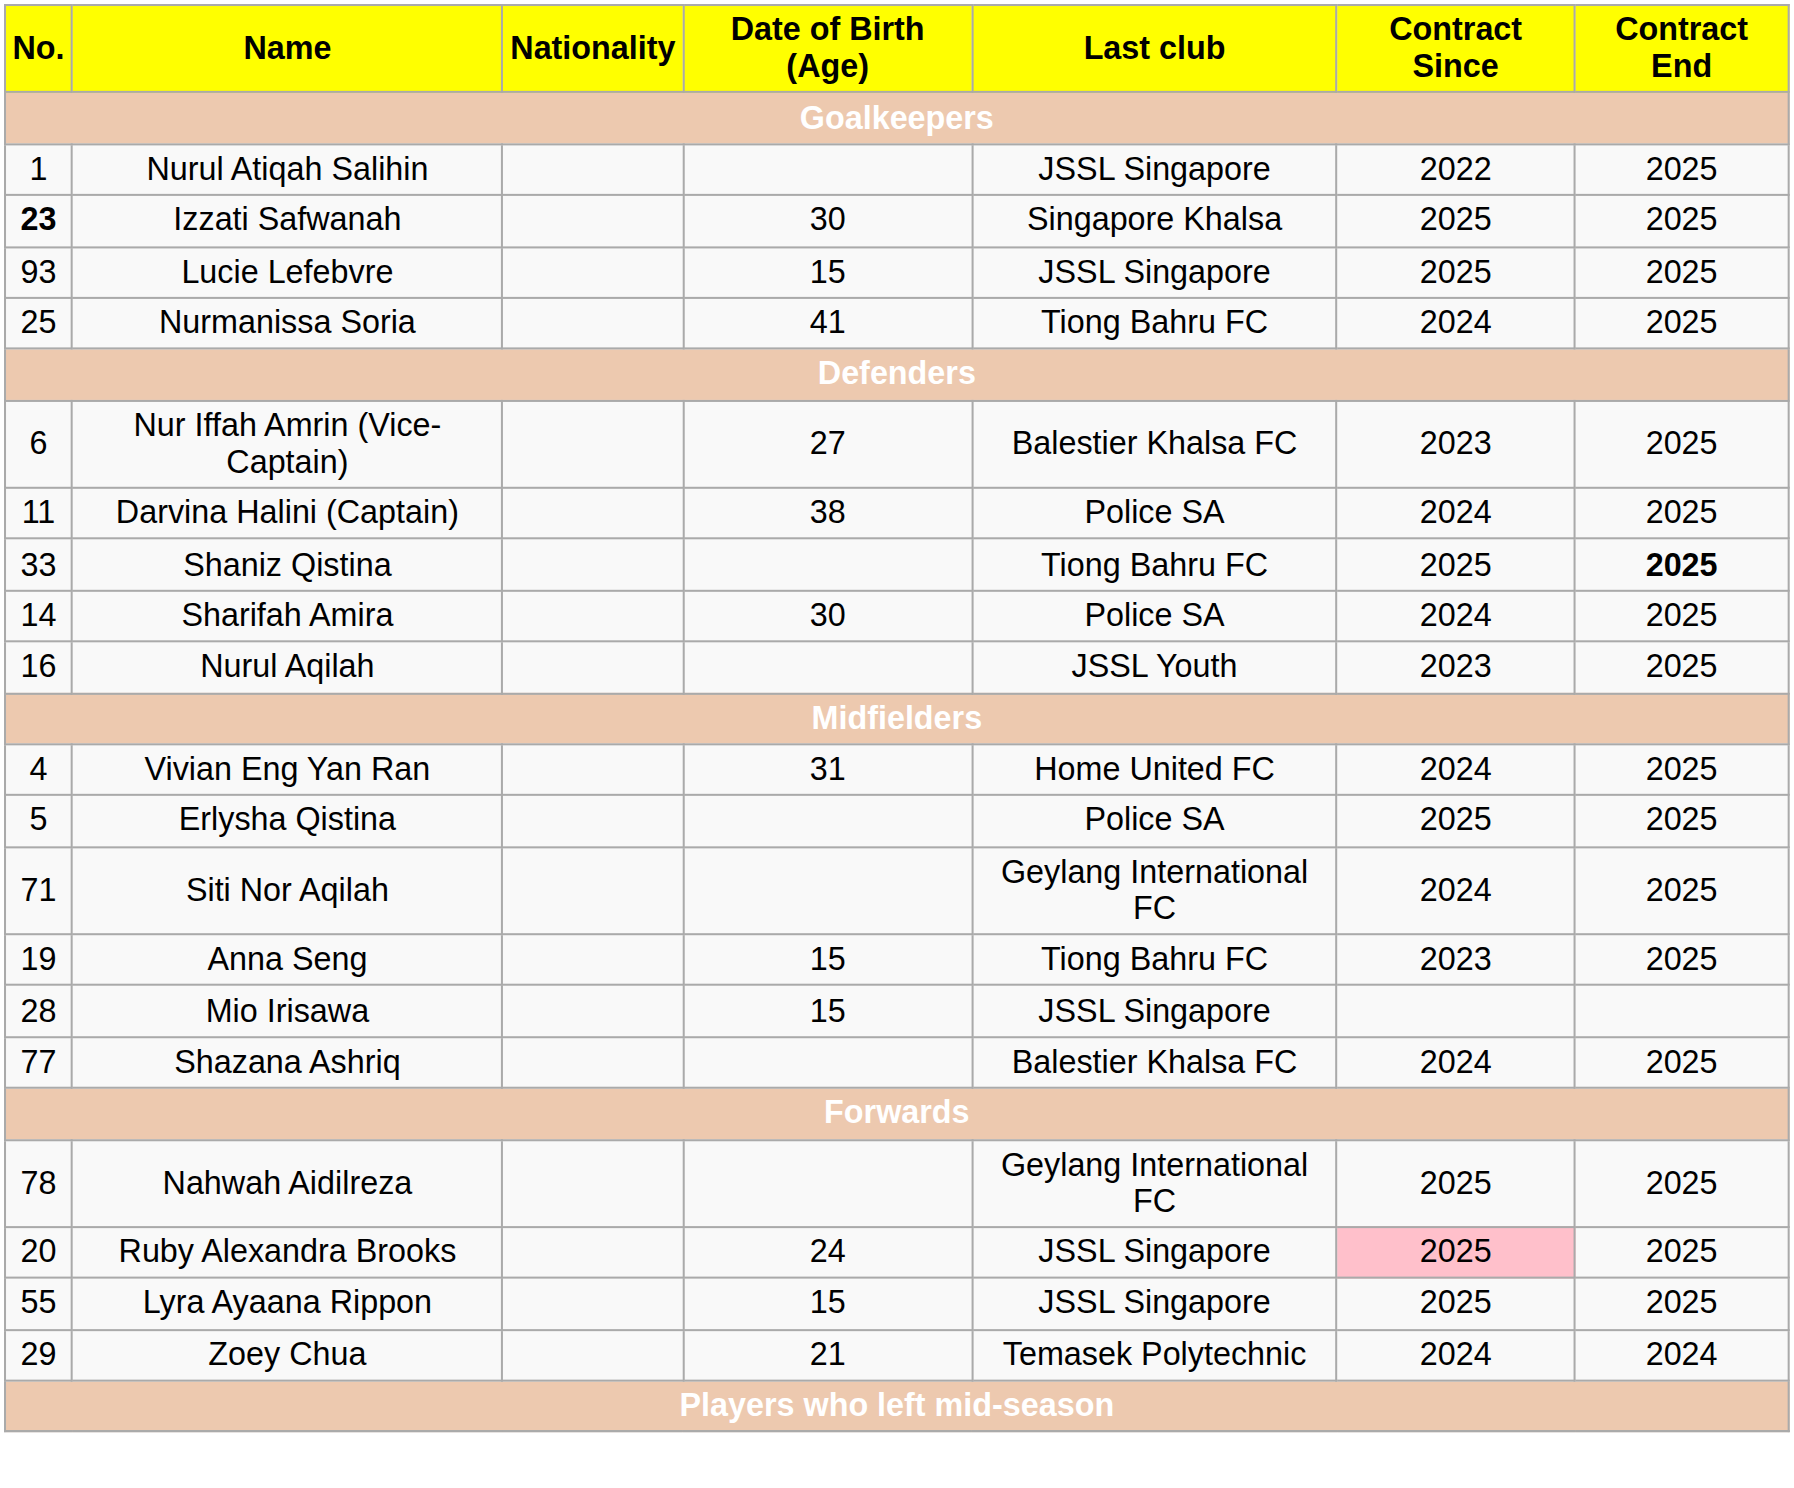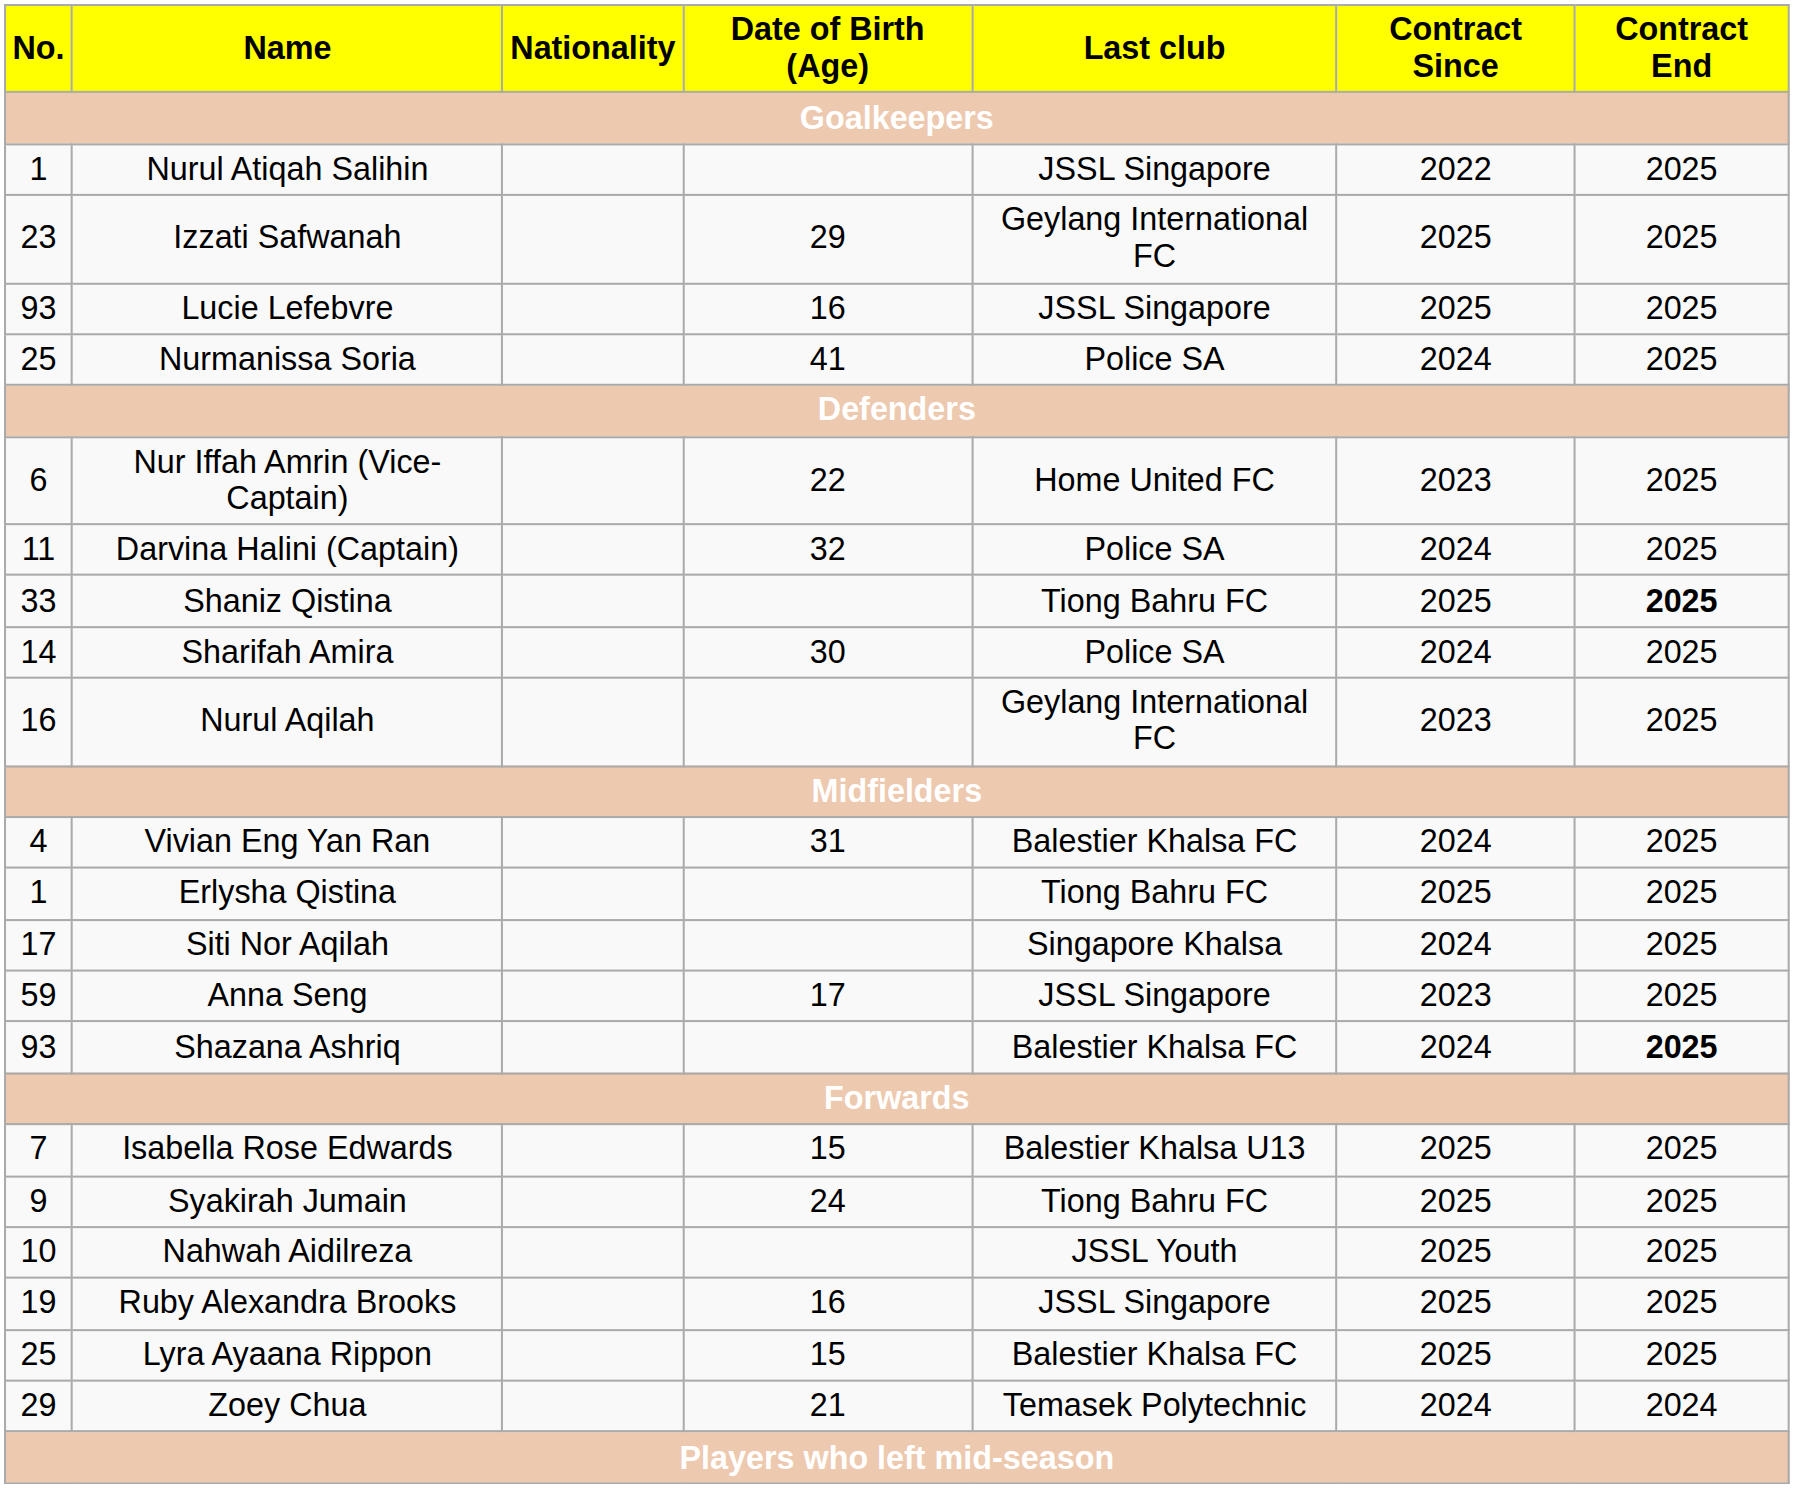(38, 220) bold -> (38, 238) normal
(828, 220) 30 -> (828, 238) 29
(1155, 220) Singapore Khalsa -> (1155, 238) Geylang International FC
(828, 271) 15 -> (828, 307) 16
(1155, 322) Tiong Bahru FC -> (1155, 359) Police SA
(828, 443) 27 -> (828, 479) 22
(1155, 443) Balestier Khalsa FC -> (1155, 479) Home United FC
(828, 512) 38 -> (828, 549) 32
(1155, 666) JSSL Youth -> (1155, 721) Geylang International FC
(1155, 769) Home United FC -> (1155, 841) Balestier Khalsa FC
(38, 820) 5 -> (38, 893) 1
(1155, 820) Police SA -> (1155, 893) Tiong Bahru FC
(38, 889) 71 -> (38, 944) 17
(1155, 889) Geylang International FC -> (1155, 944) Singapore Khalsa
(38, 959) 19 -> (38, 995) 59
(828, 959) 15 -> (828, 995) 17
(1155, 959) Tiong Bahru FC -> (1155, 995) JSSL Singapore
- row: (287, 1010)
(38, 1061) 77 -> (38, 1046) 93
(1682, 1061) normal -> (1682, 1046) bold
+ row: (287, 1149)
+ row: (287, 1200)
(38, 1182) 78 -> (38, 1251) 10
(1155, 1182) Geylang International FC -> (1155, 1251) JSSL Youth
(38, 1251) 20 -> (38, 1303) 19
(828, 1251) 24 -> (828, 1303) 16
(1456, 1251) pink background -> (1456, 1303) no background
(38, 1303) 55 -> (38, 1354) 25
(1155, 1303) JSSL Singapore -> (1155, 1354) Balestier Khalsa FC
